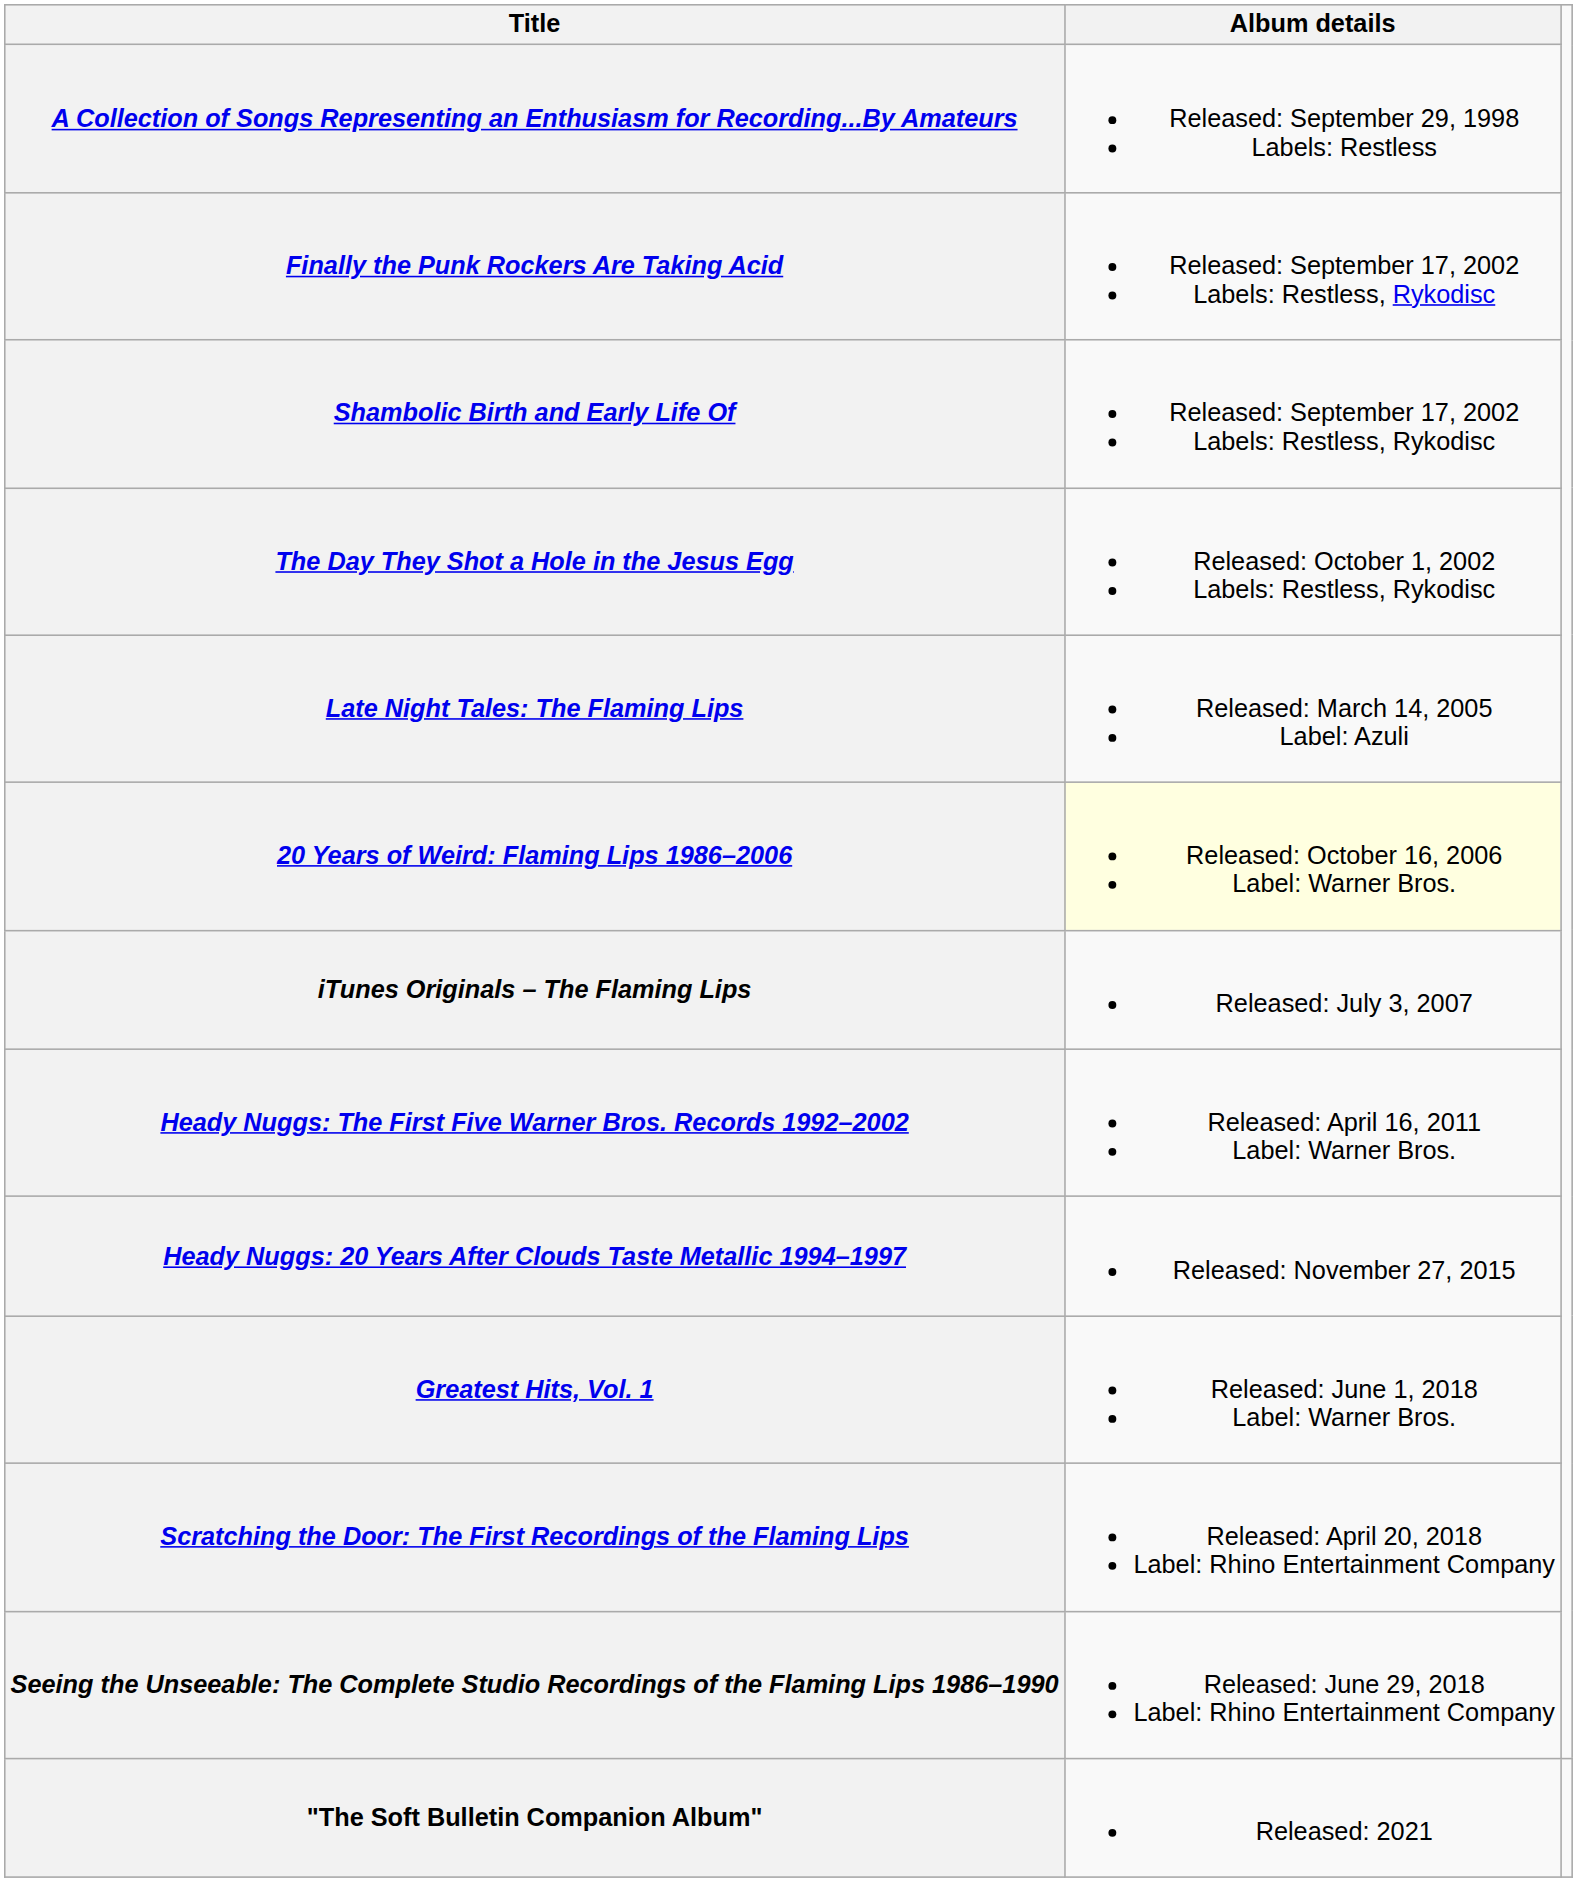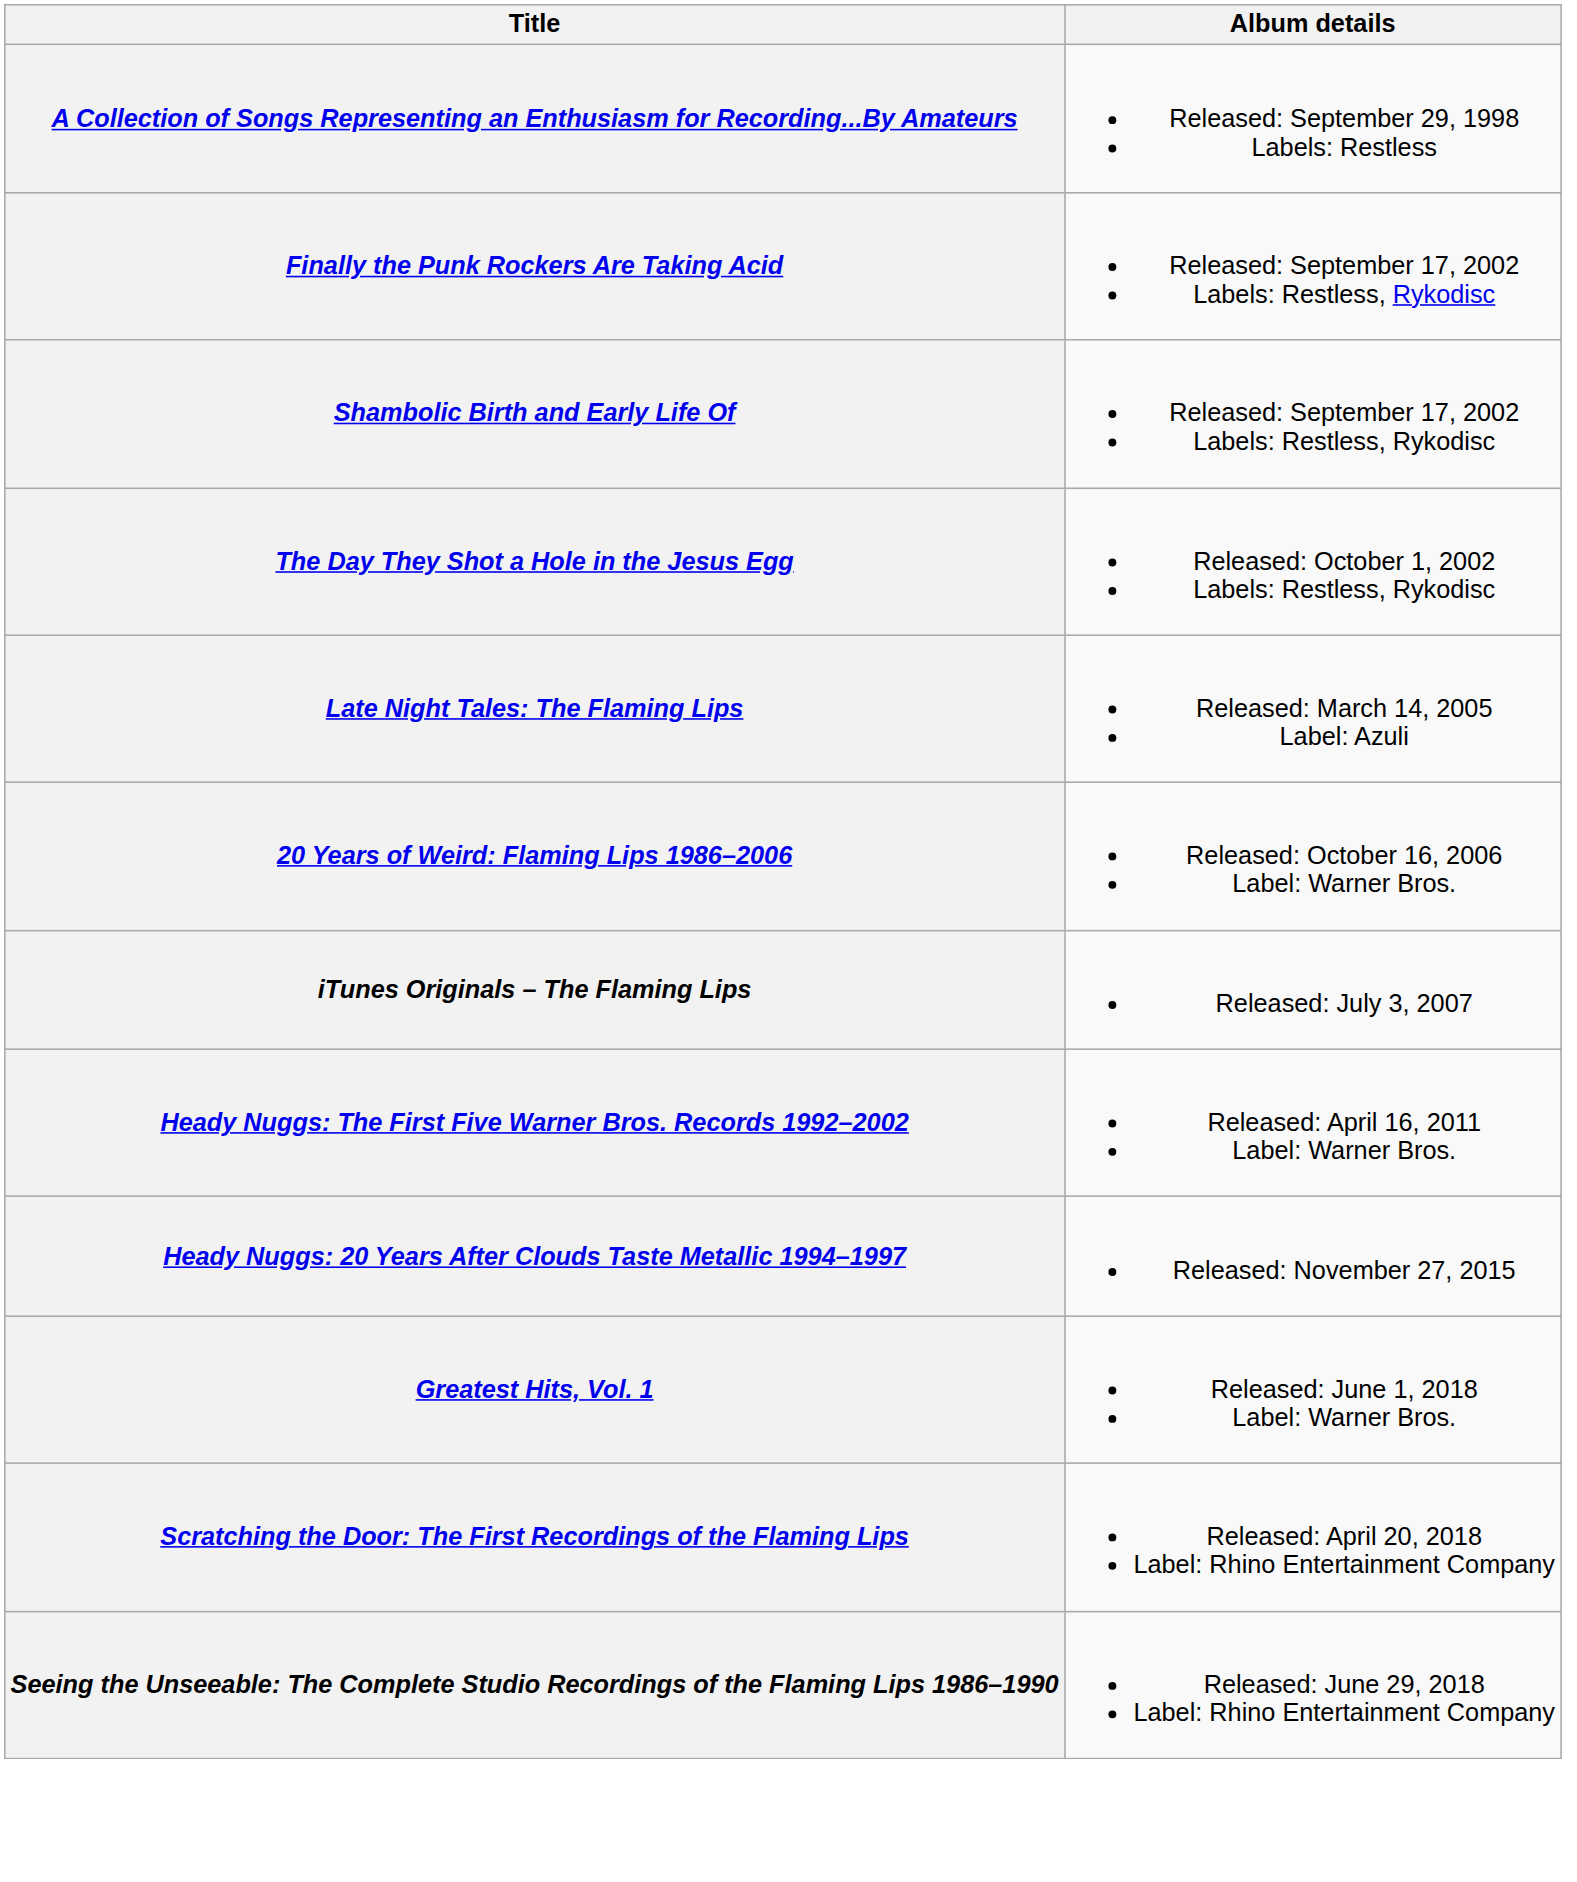(1313, 871) lightyellow background -> (1313, 871) no background
- row: (535, 1817)
